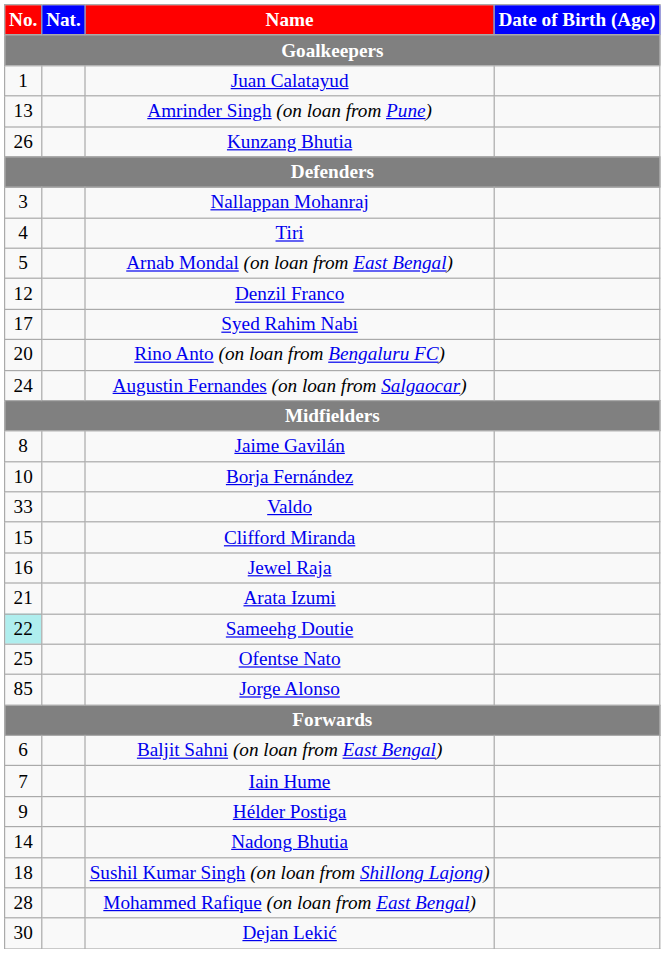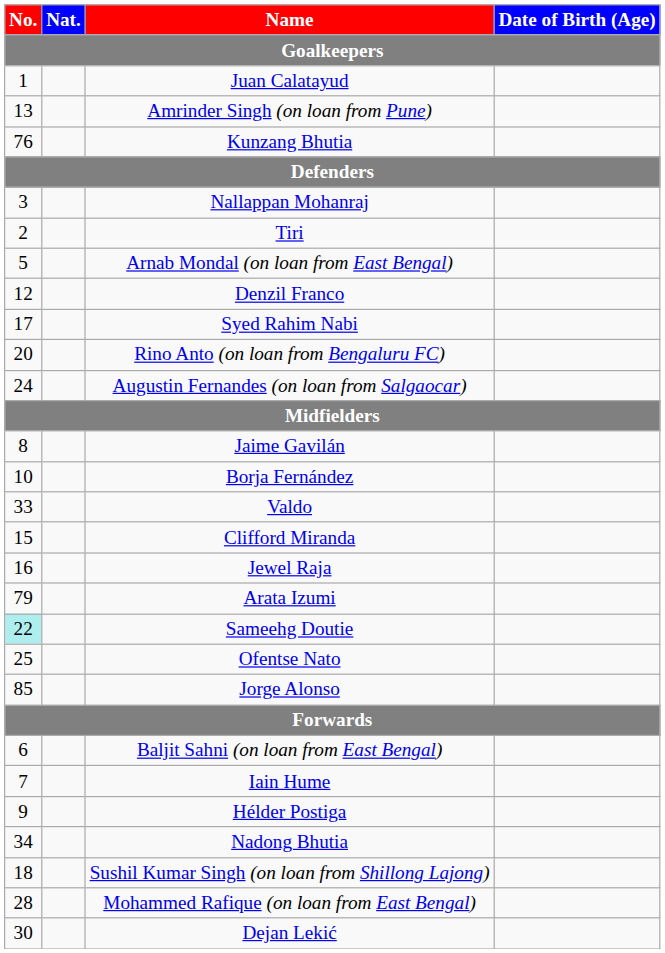(23, 141) 26 -> (23, 141) 76
(23, 232) 4 -> (23, 232) 2
(23, 598) 21 -> (23, 598) 79
(23, 841) 14 -> (23, 841) 34
